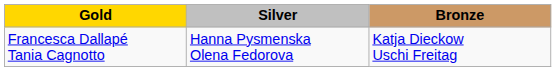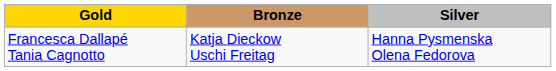columns swapped: (278, 15) <-> (460, 15)
